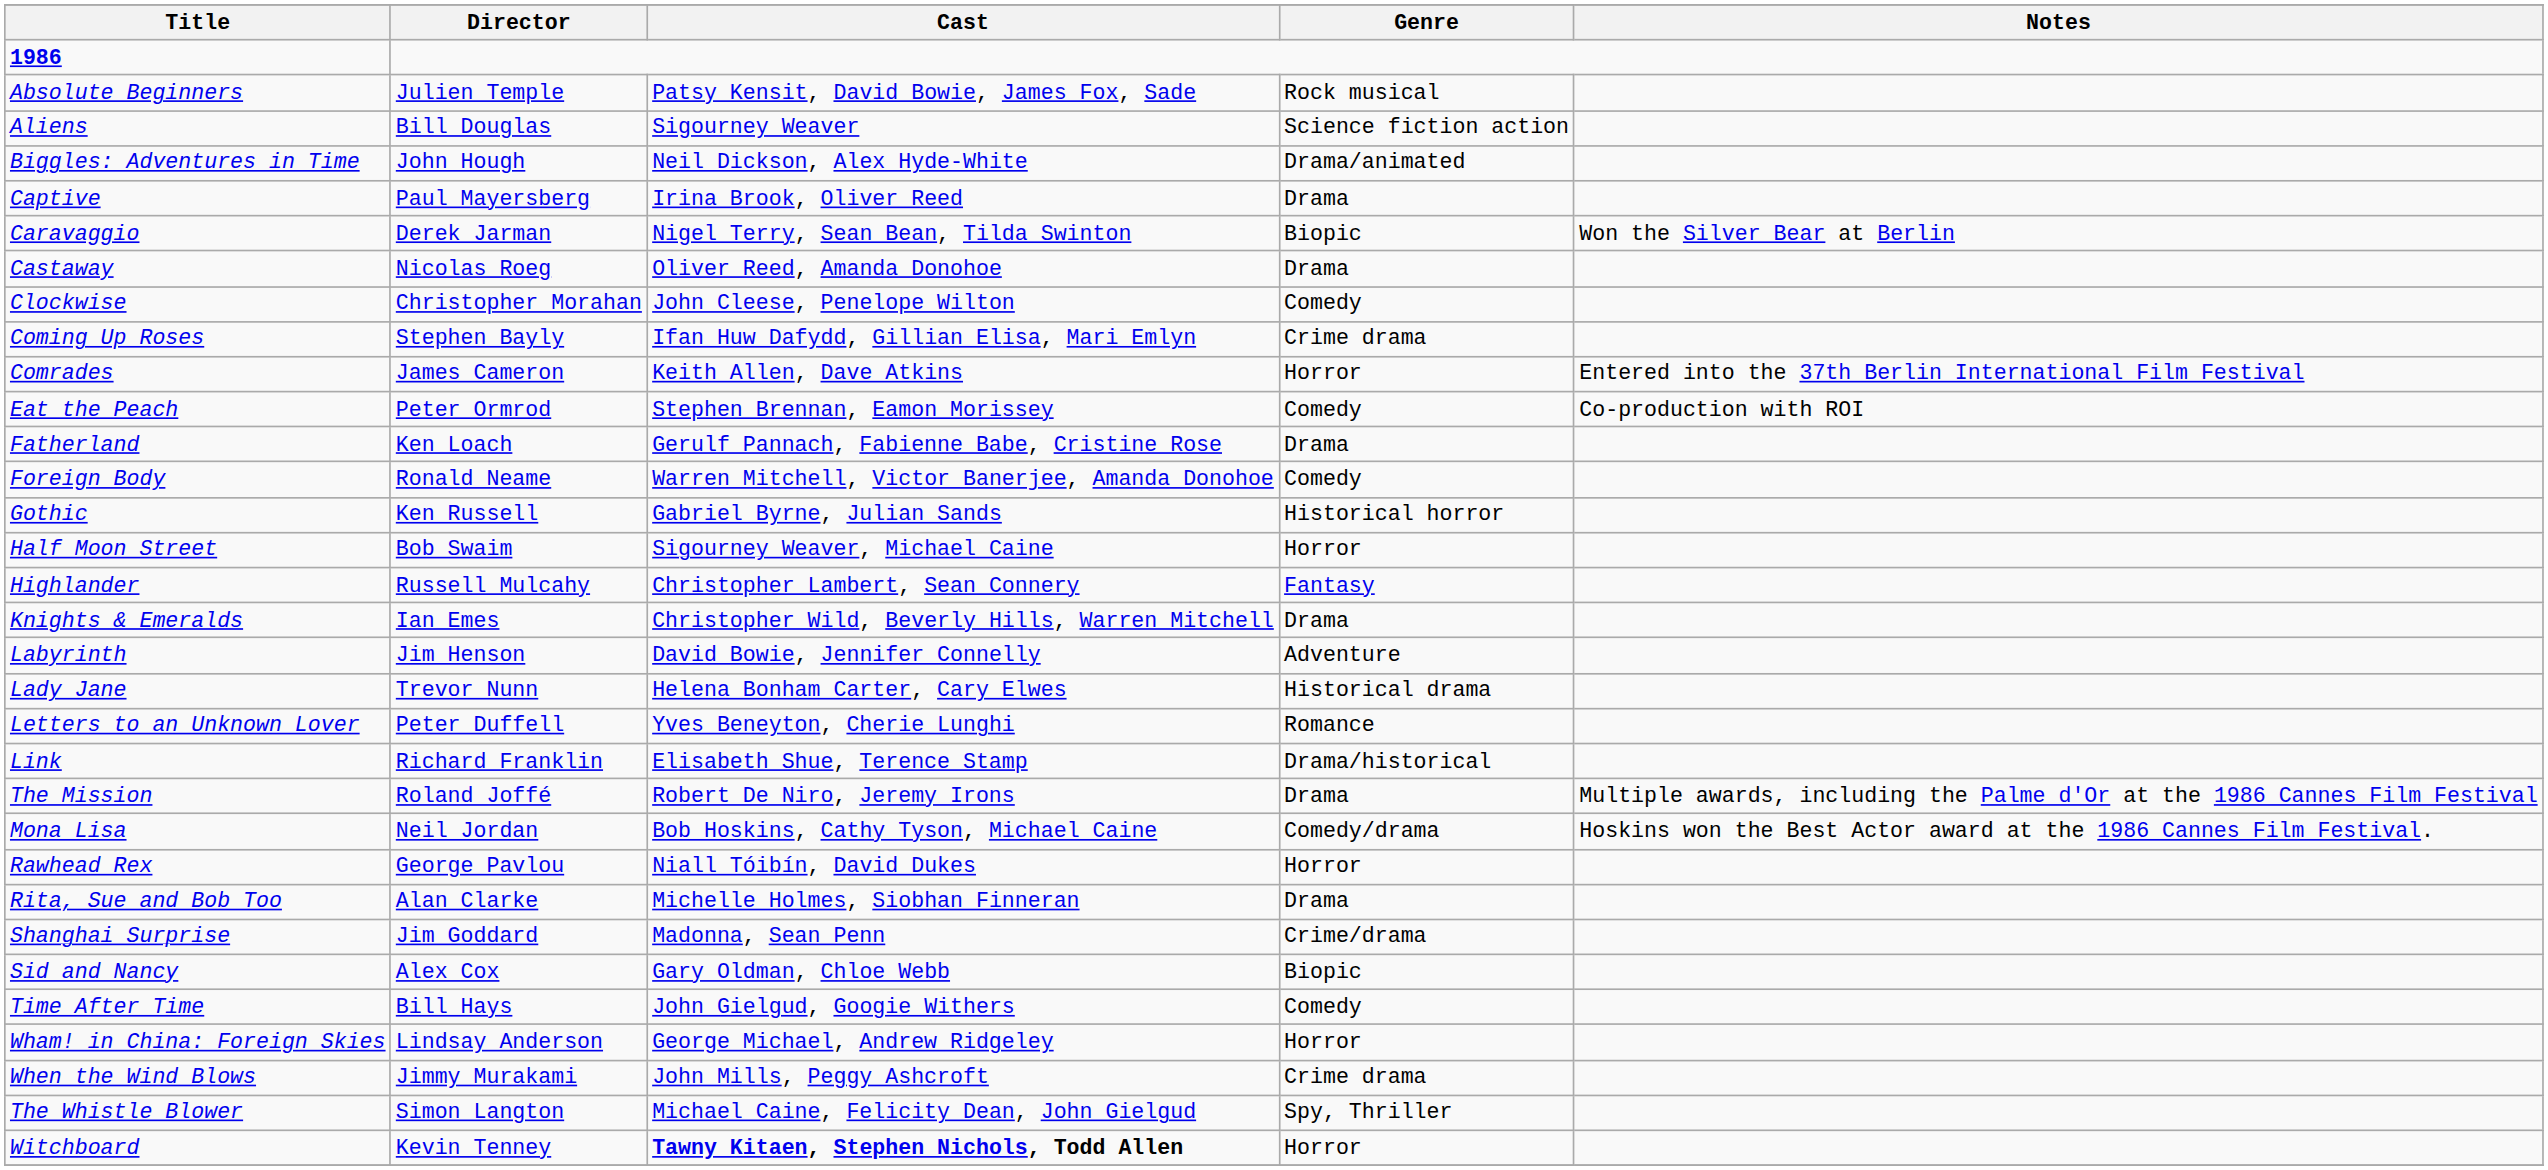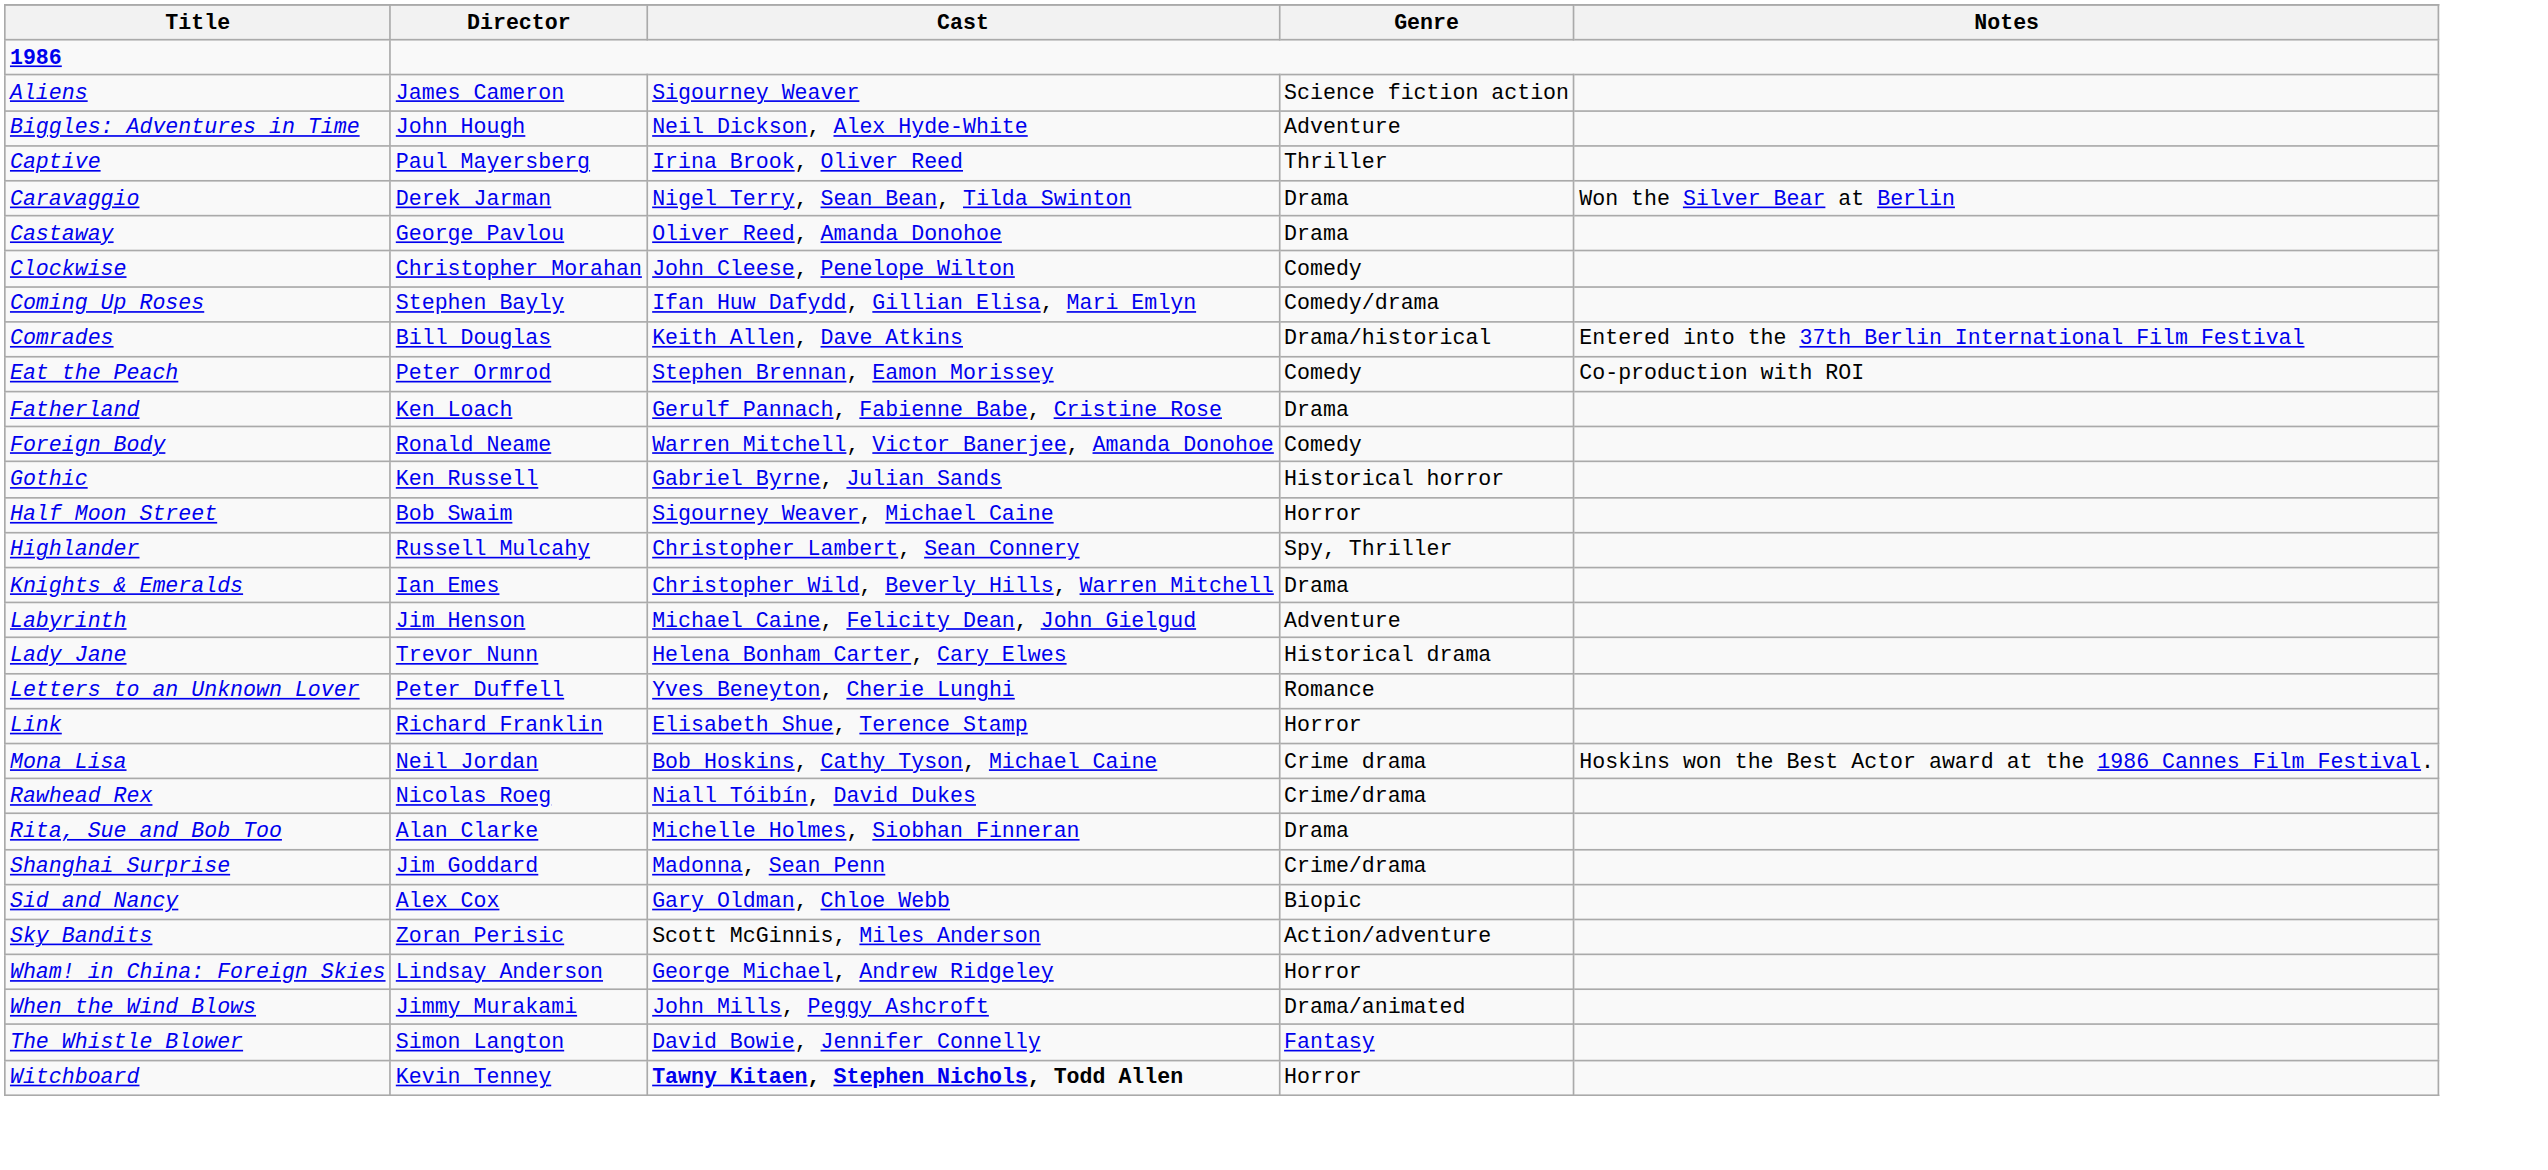- row: (127, 93)
(474, 128) Bill Douglas -> (480, 93) James Cameron
(1375, 163) Drama/animated -> (1342, 128) Adventure
(1316, 198) Drama -> (1336, 163) Thriller
(1323, 233) Biopic -> (1316, 198) Drama
(474, 269) Nicolas Roeg -> (480, 233) George Pavlou
(1355, 339) Crime drama -> (1362, 304) Comedy/drama
(480, 374) James Cameron -> (474, 339) Bill Douglas
(1323, 374) Horror -> (1388, 339) Drama/historical
(1329, 585) Fantasy -> (1368, 550) Spy, Thriller
(846, 655) David Bowie, Jennifer Connelly -> (924, 620) Michael Caine, Felicity Dean, John Gielgud
(1388, 761) Drama/historical -> (1323, 726) Horror
- row: (81, 796)
(1362, 831) Comedy/drama -> (1355, 761) Crime drama
(480, 867) George Pavlou -> (474, 796) Nicolas Roeg
(1323, 867) Horror -> (1355, 796) Crime/drama
+ row: (81, 937)
- row: (107, 1007)
(1355, 1078) Crime drama -> (1375, 1007) Drama/animated
(924, 1113) Michael Caine, Felicity Dean, John Gielgud -> (846, 1042) David Bowie, Jennifer Connelly
(1368, 1113) Spy, Thriller -> (1329, 1042) Fantasy
